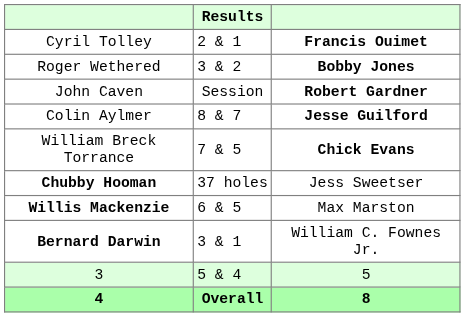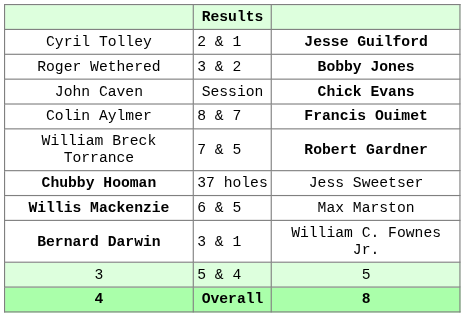(366, 42) Francis Ouimet -> (366, 42) Jesse Guilford
(366, 92) Robert Gardner -> (366, 92) Chick Evans
(366, 116) Jesse Guilford -> (366, 116) Francis Ouimet
(366, 150) Chick Evans -> (366, 150) Robert Gardner
